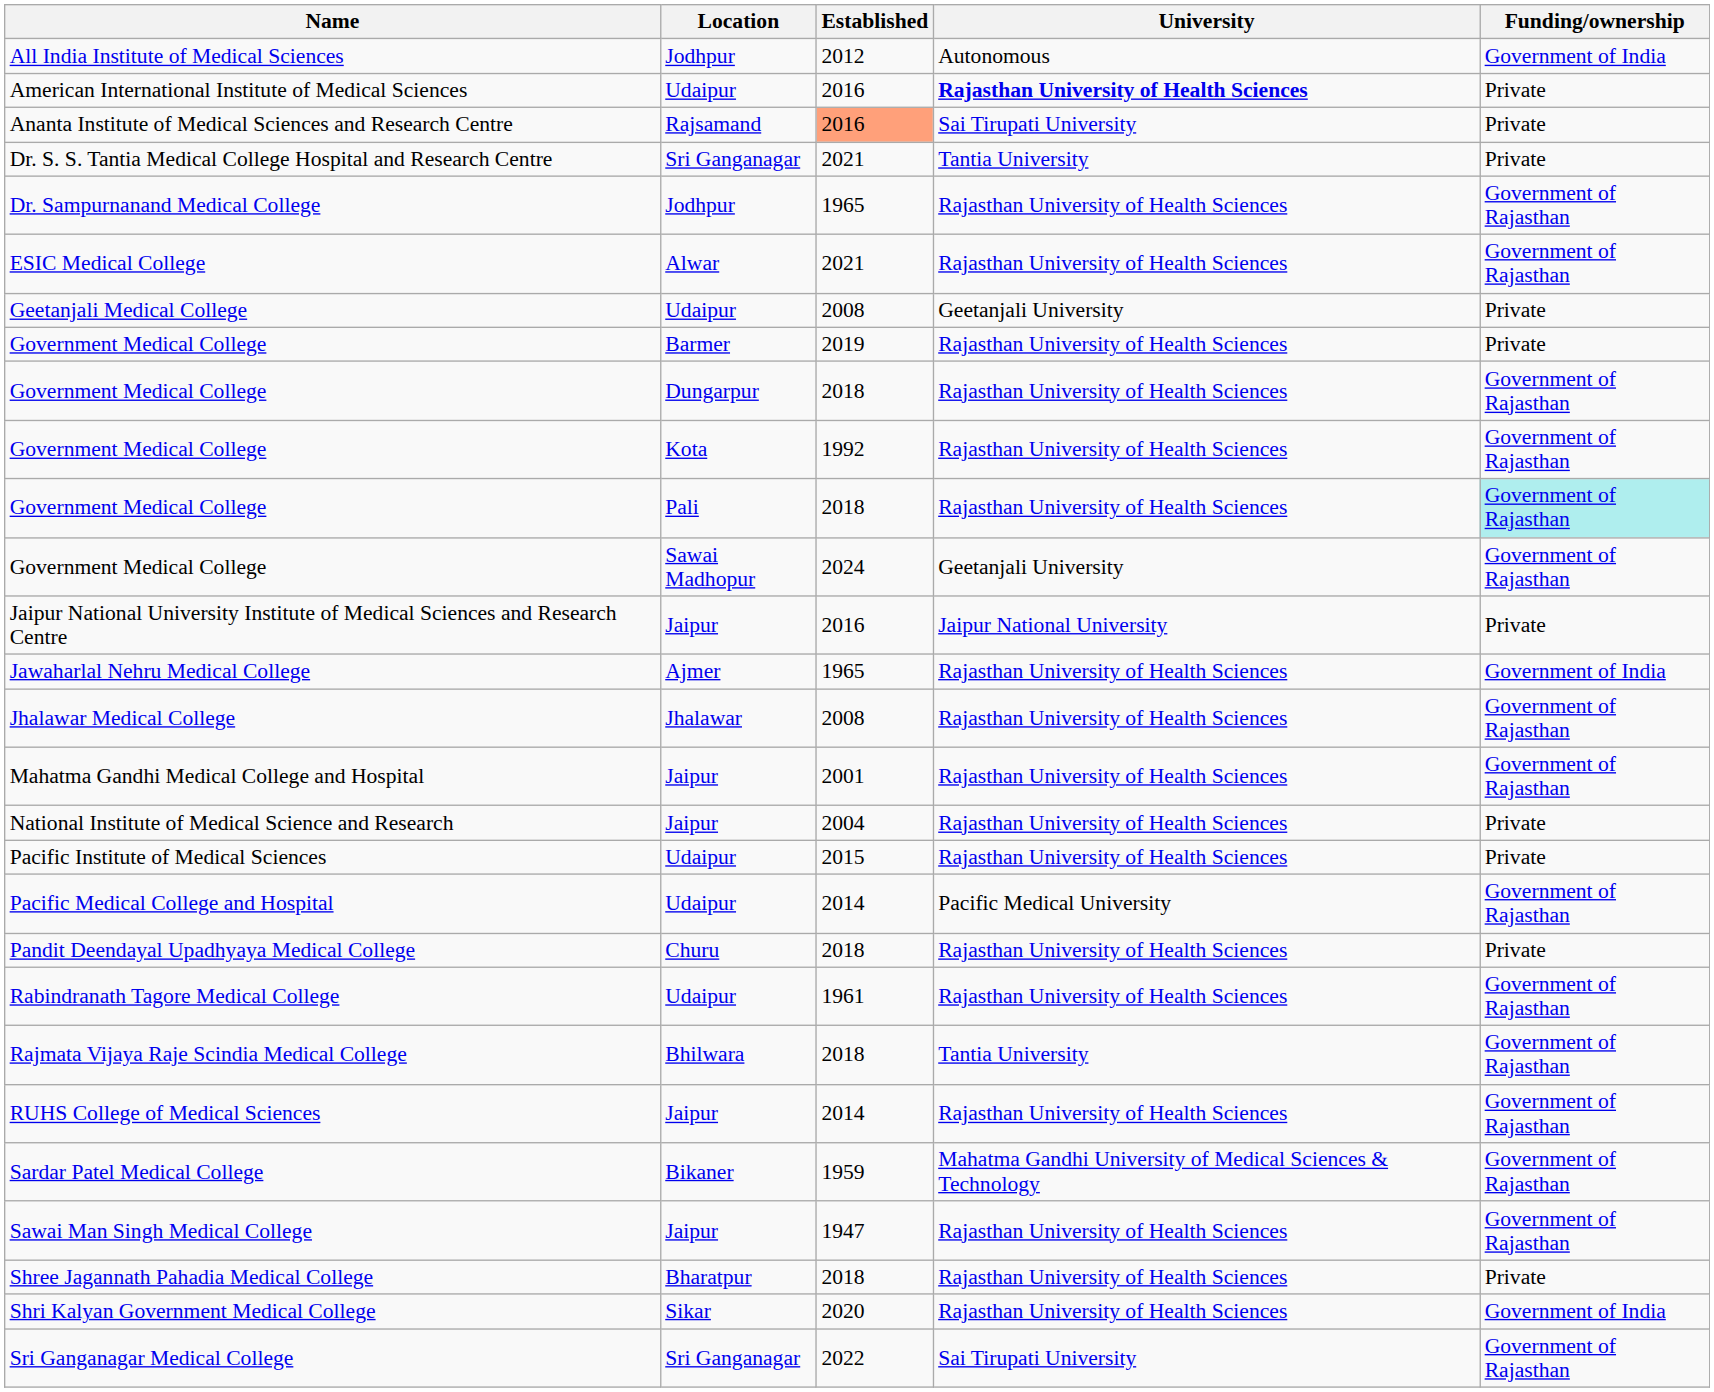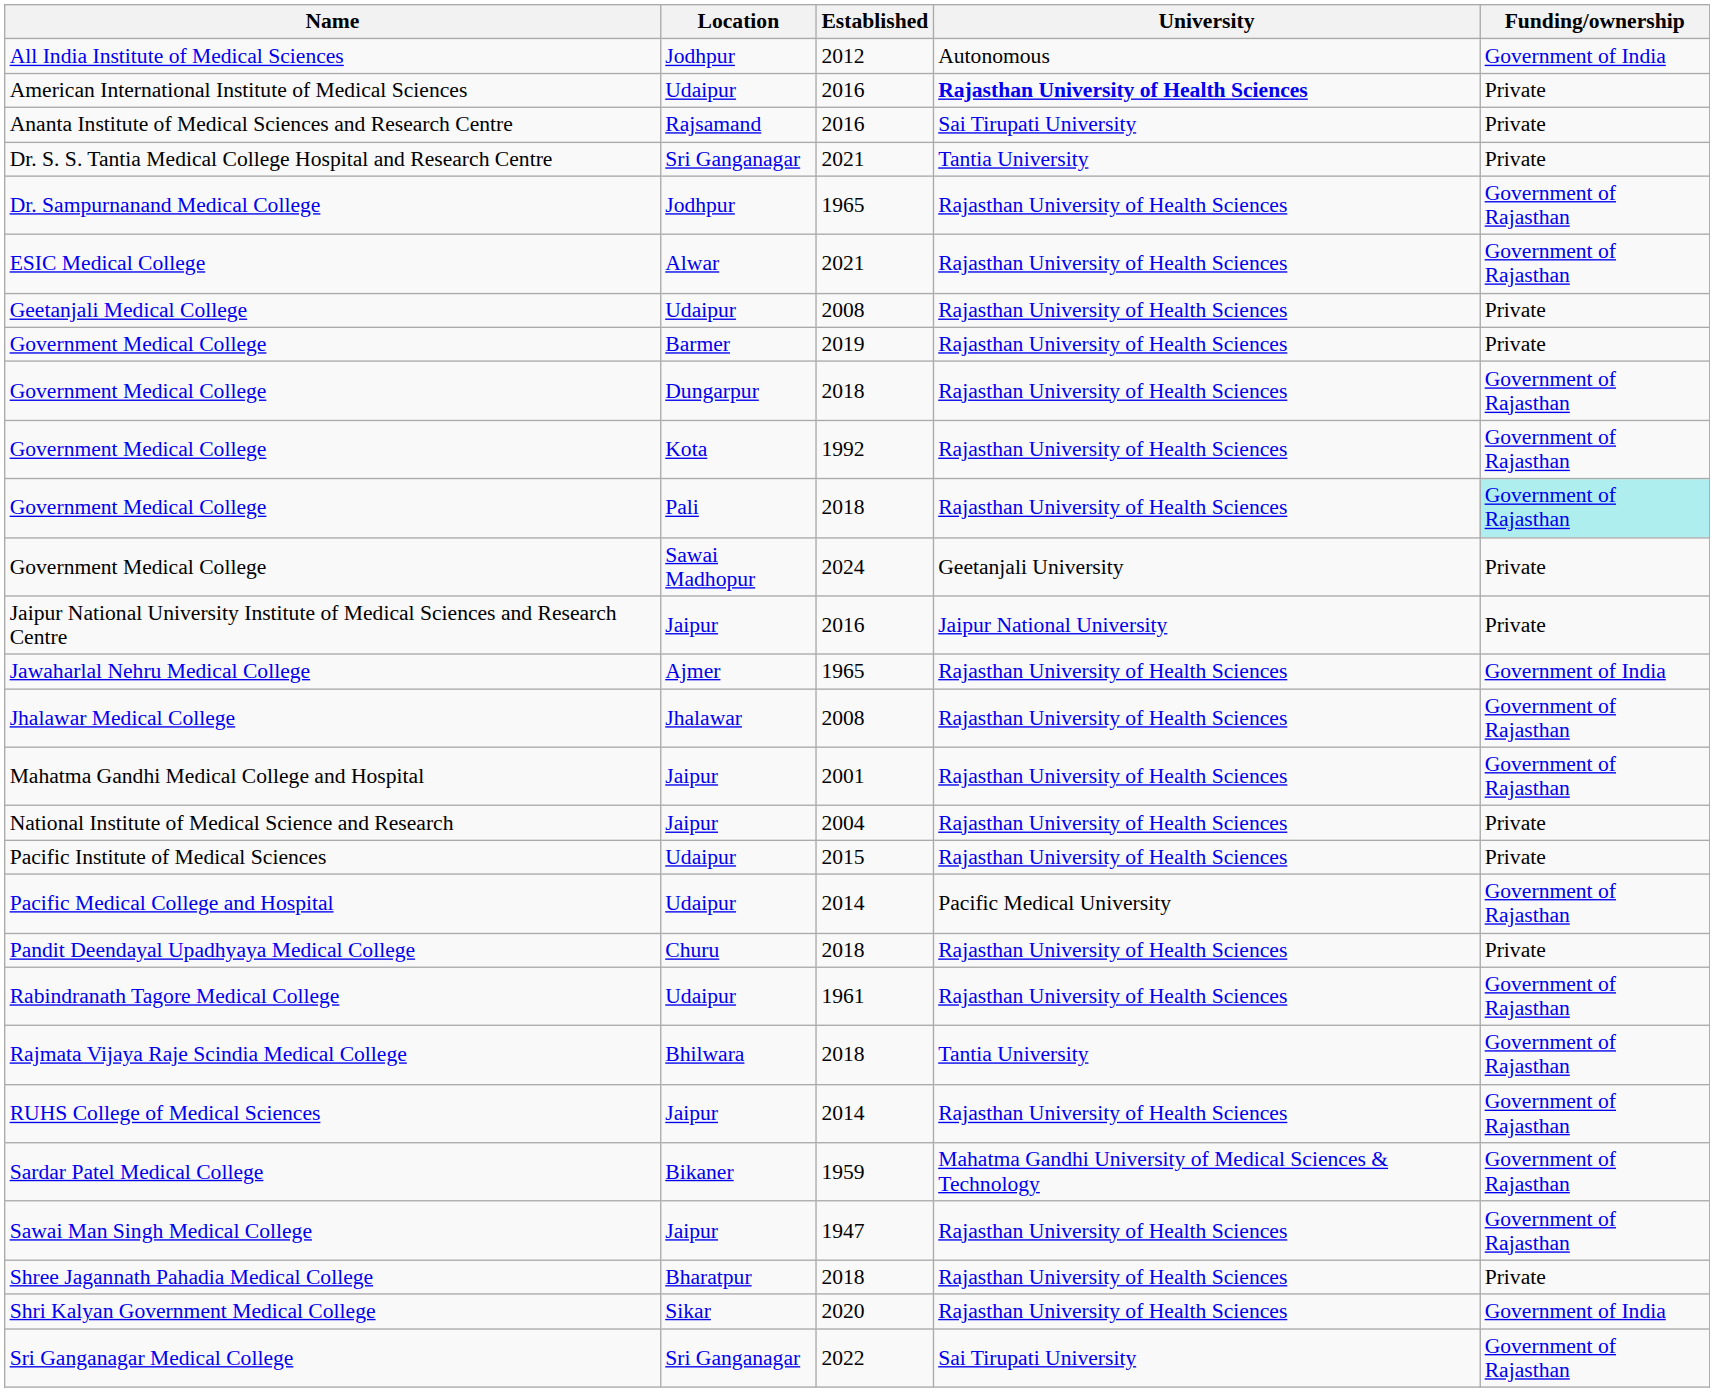(843, 124) lightsalmon background -> (843, 124) no background
(1031, 310) Geetanjali University -> (1113, 310) Rajasthan University of Health Sciences
(1550, 566) Government of Rajasthan -> (1515, 566) Private
